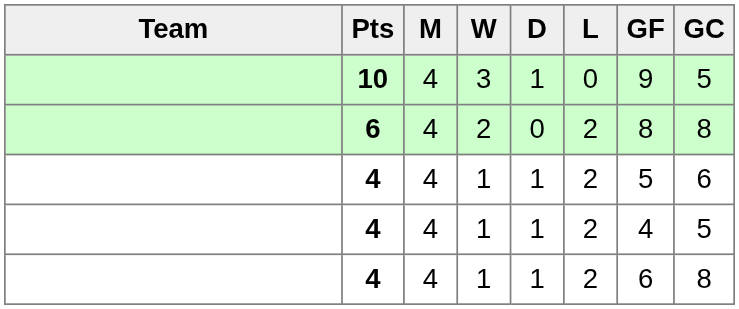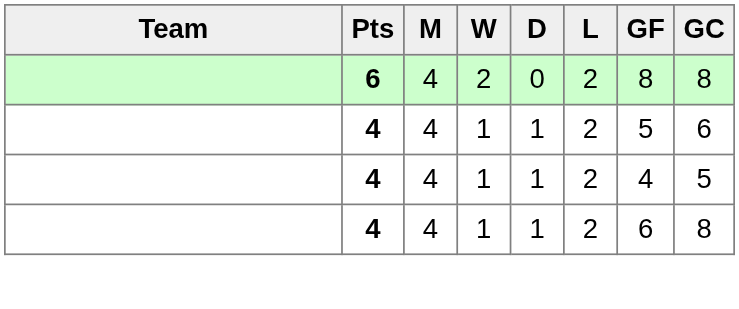- row: (373, 79)
